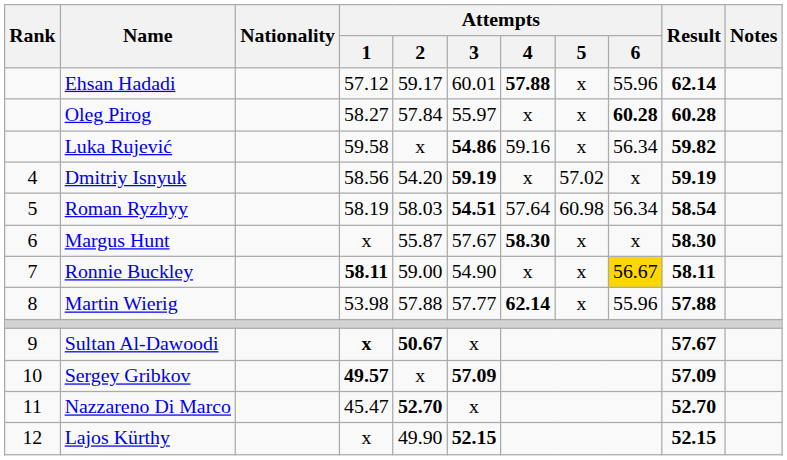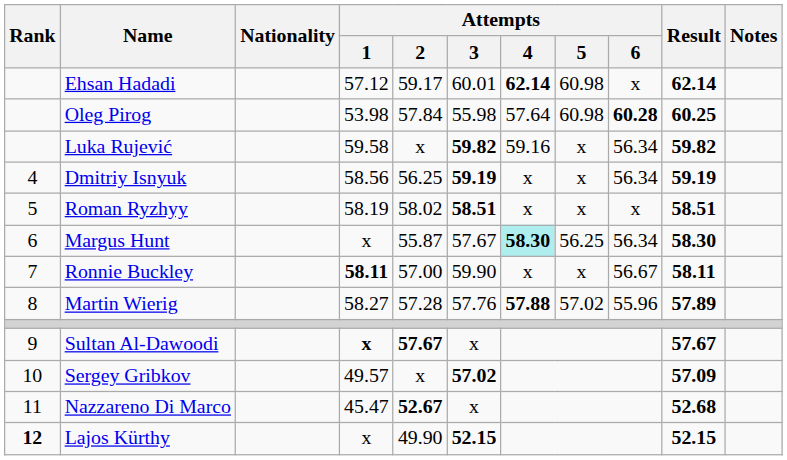(528, 83) 57.88 -> (528, 83) 62.14
(582, 83) x -> (582, 83) 60.98
(635, 83) 55.96 -> (635, 83) x
(366, 114) 58.27 -> (366, 114) 53.98
(474, 114) 55.97 -> (474, 114) 55.98
(528, 114) x -> (528, 114) 57.64
(582, 114) x -> (582, 114) 60.98
(694, 114) 60.28 -> (694, 114) 60.25
(474, 146) 54.86 -> (474, 146) 59.82
(420, 177) 54.20 -> (420, 177) 56.25
(582, 177) 57.02 -> (582, 177) x
(635, 177) x -> (635, 177) 56.34
(420, 209) 58.03 -> (420, 209) 58.02
(474, 209) 54.51 -> (474, 209) 58.51
(528, 209) 57.64 -> (528, 209) x
(582, 209) 60.98 -> (582, 209) x
(635, 209) 56.34 -> (635, 209) x
(694, 209) 58.54 -> (694, 209) 58.51
(528, 240) no background -> (528, 240) paleturquoise background
(582, 240) x -> (582, 240) 56.25
(635, 240) x -> (635, 240) 56.34
(420, 271) 59.00 -> (420, 271) 57.00
(474, 271) 54.90 -> (474, 271) 59.90
(635, 271) gold background -> (635, 271) no background
(366, 303) 53.98 -> (366, 303) 58.27
(420, 303) 57.88 -> (420, 303) 57.28
(474, 303) 57.77 -> (474, 303) 57.76
(528, 303) 62.14 -> (528, 303) 57.88
(582, 303) x -> (582, 303) 57.02
(694, 303) 57.88 -> (694, 303) 57.89
(420, 344) 50.67 -> (420, 344) 57.67
(366, 375) bold -> (366, 375) normal
(474, 375) 57.09 -> (474, 375) 57.02
(420, 406) 52.70 -> (420, 406) 52.67
(694, 406) 52.70 -> (694, 406) 52.68
(32, 438) normal -> (32, 438) bold
